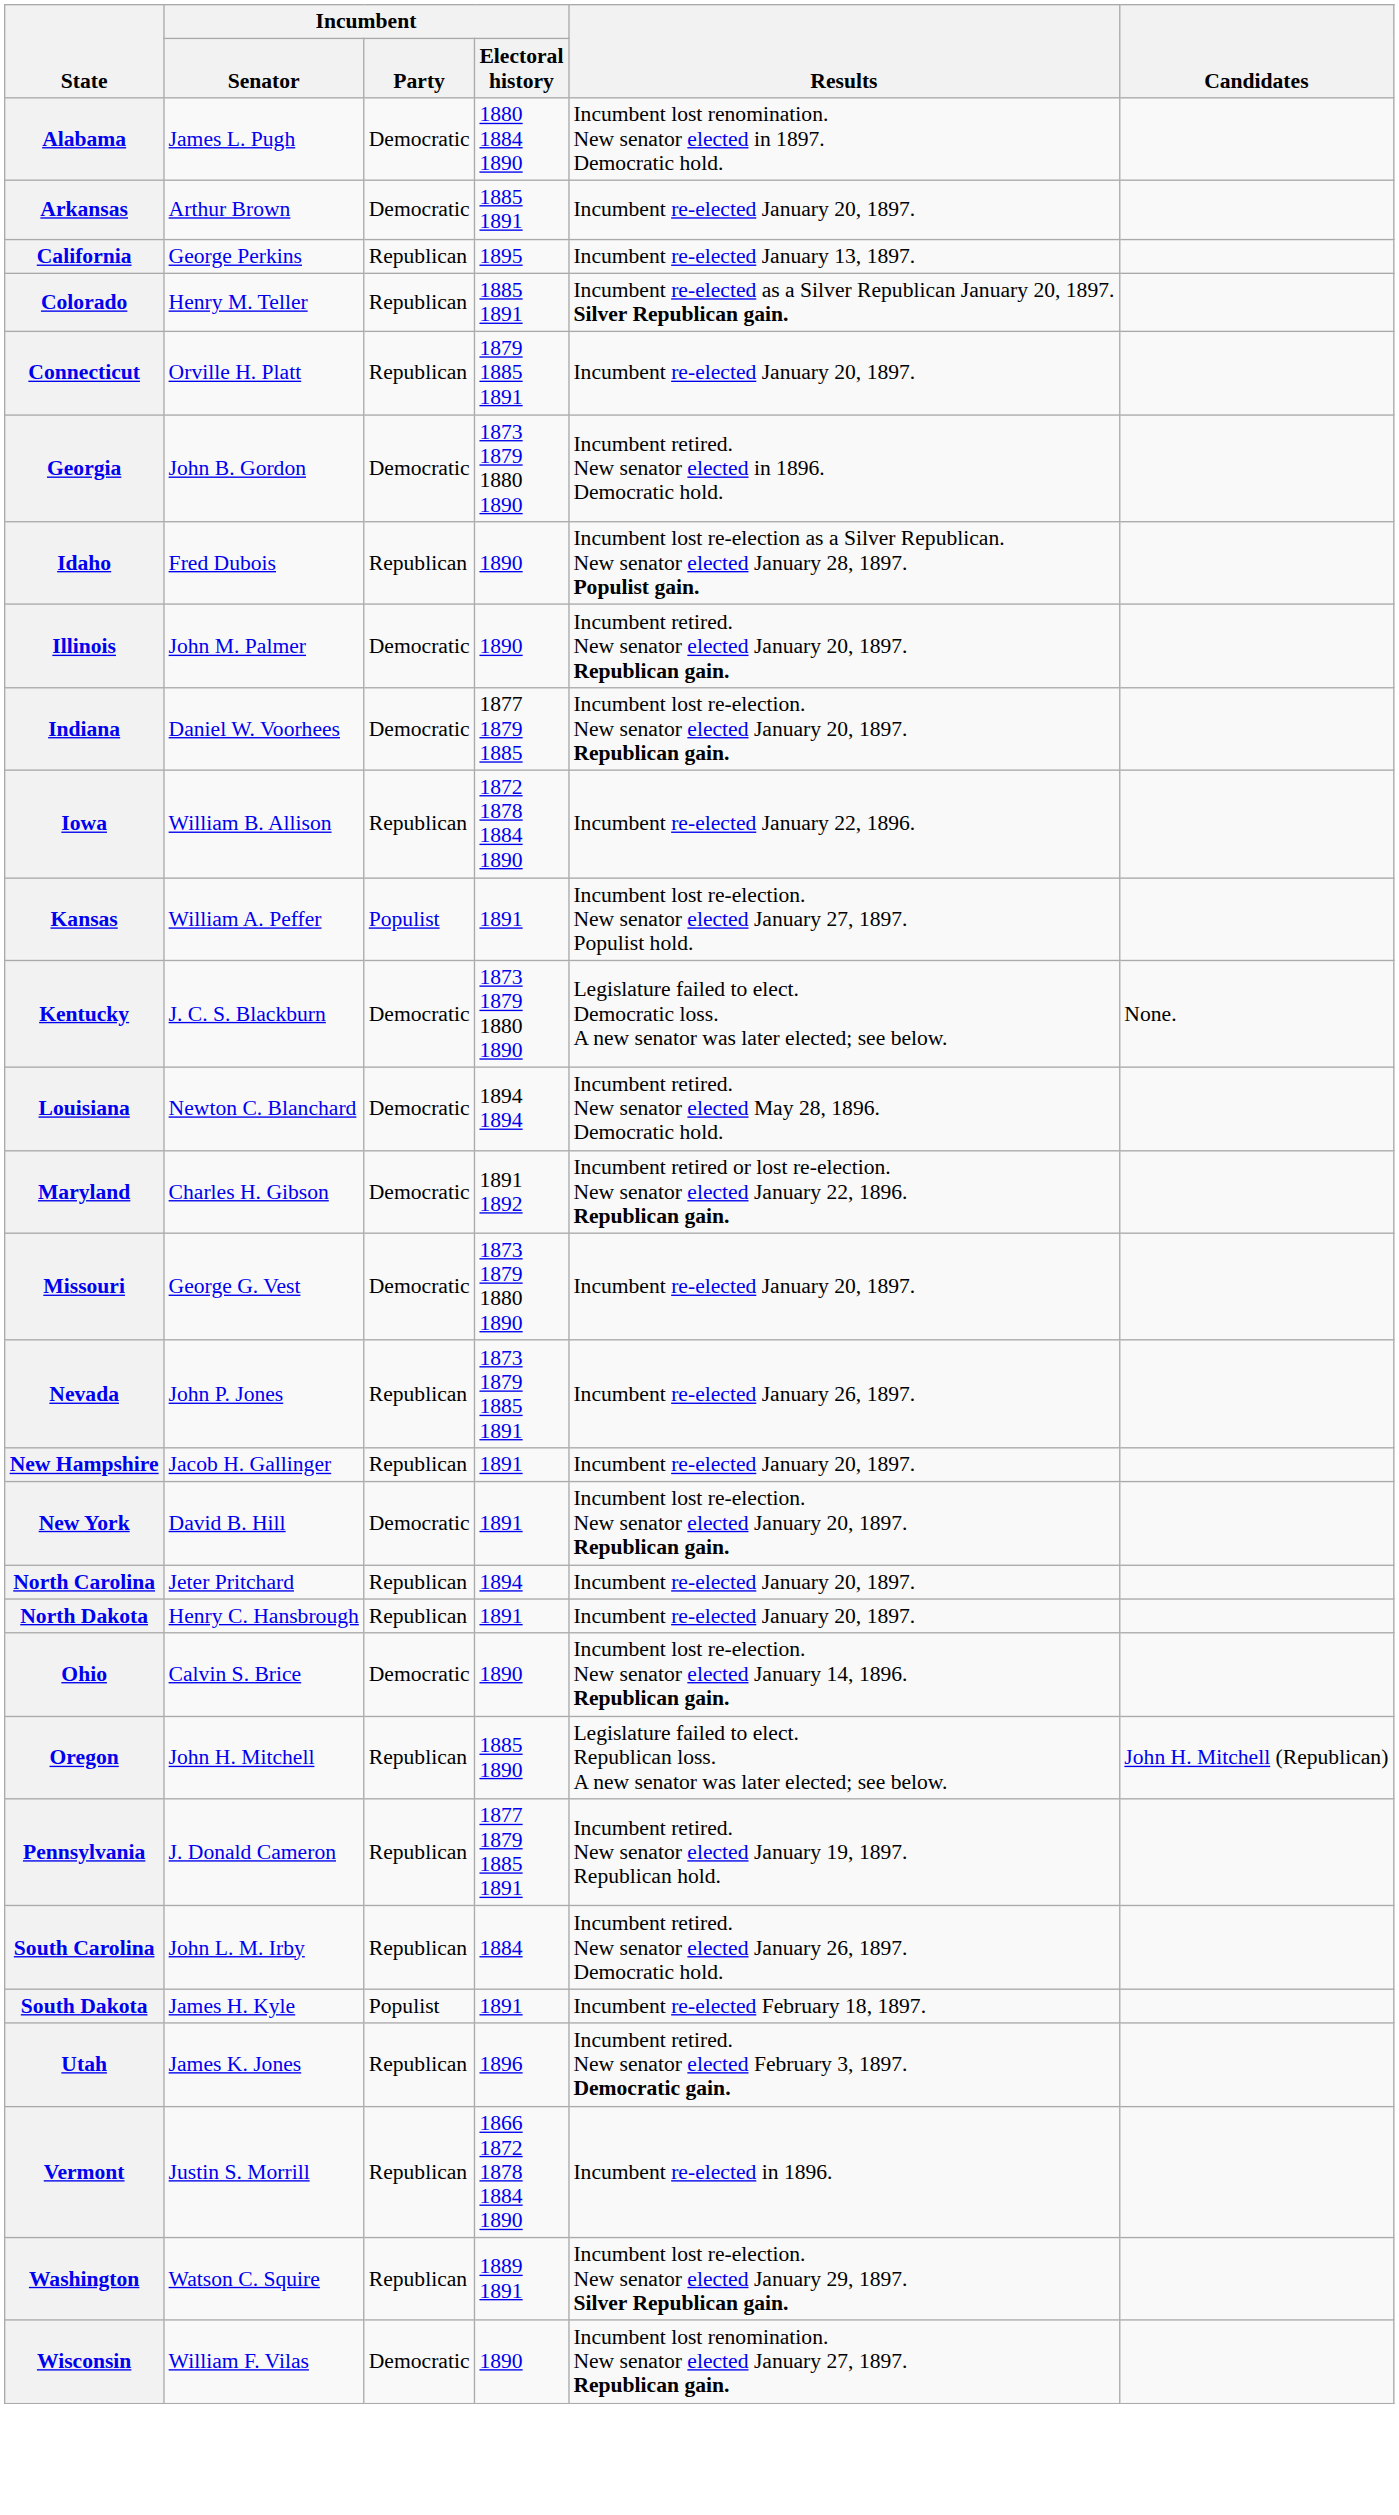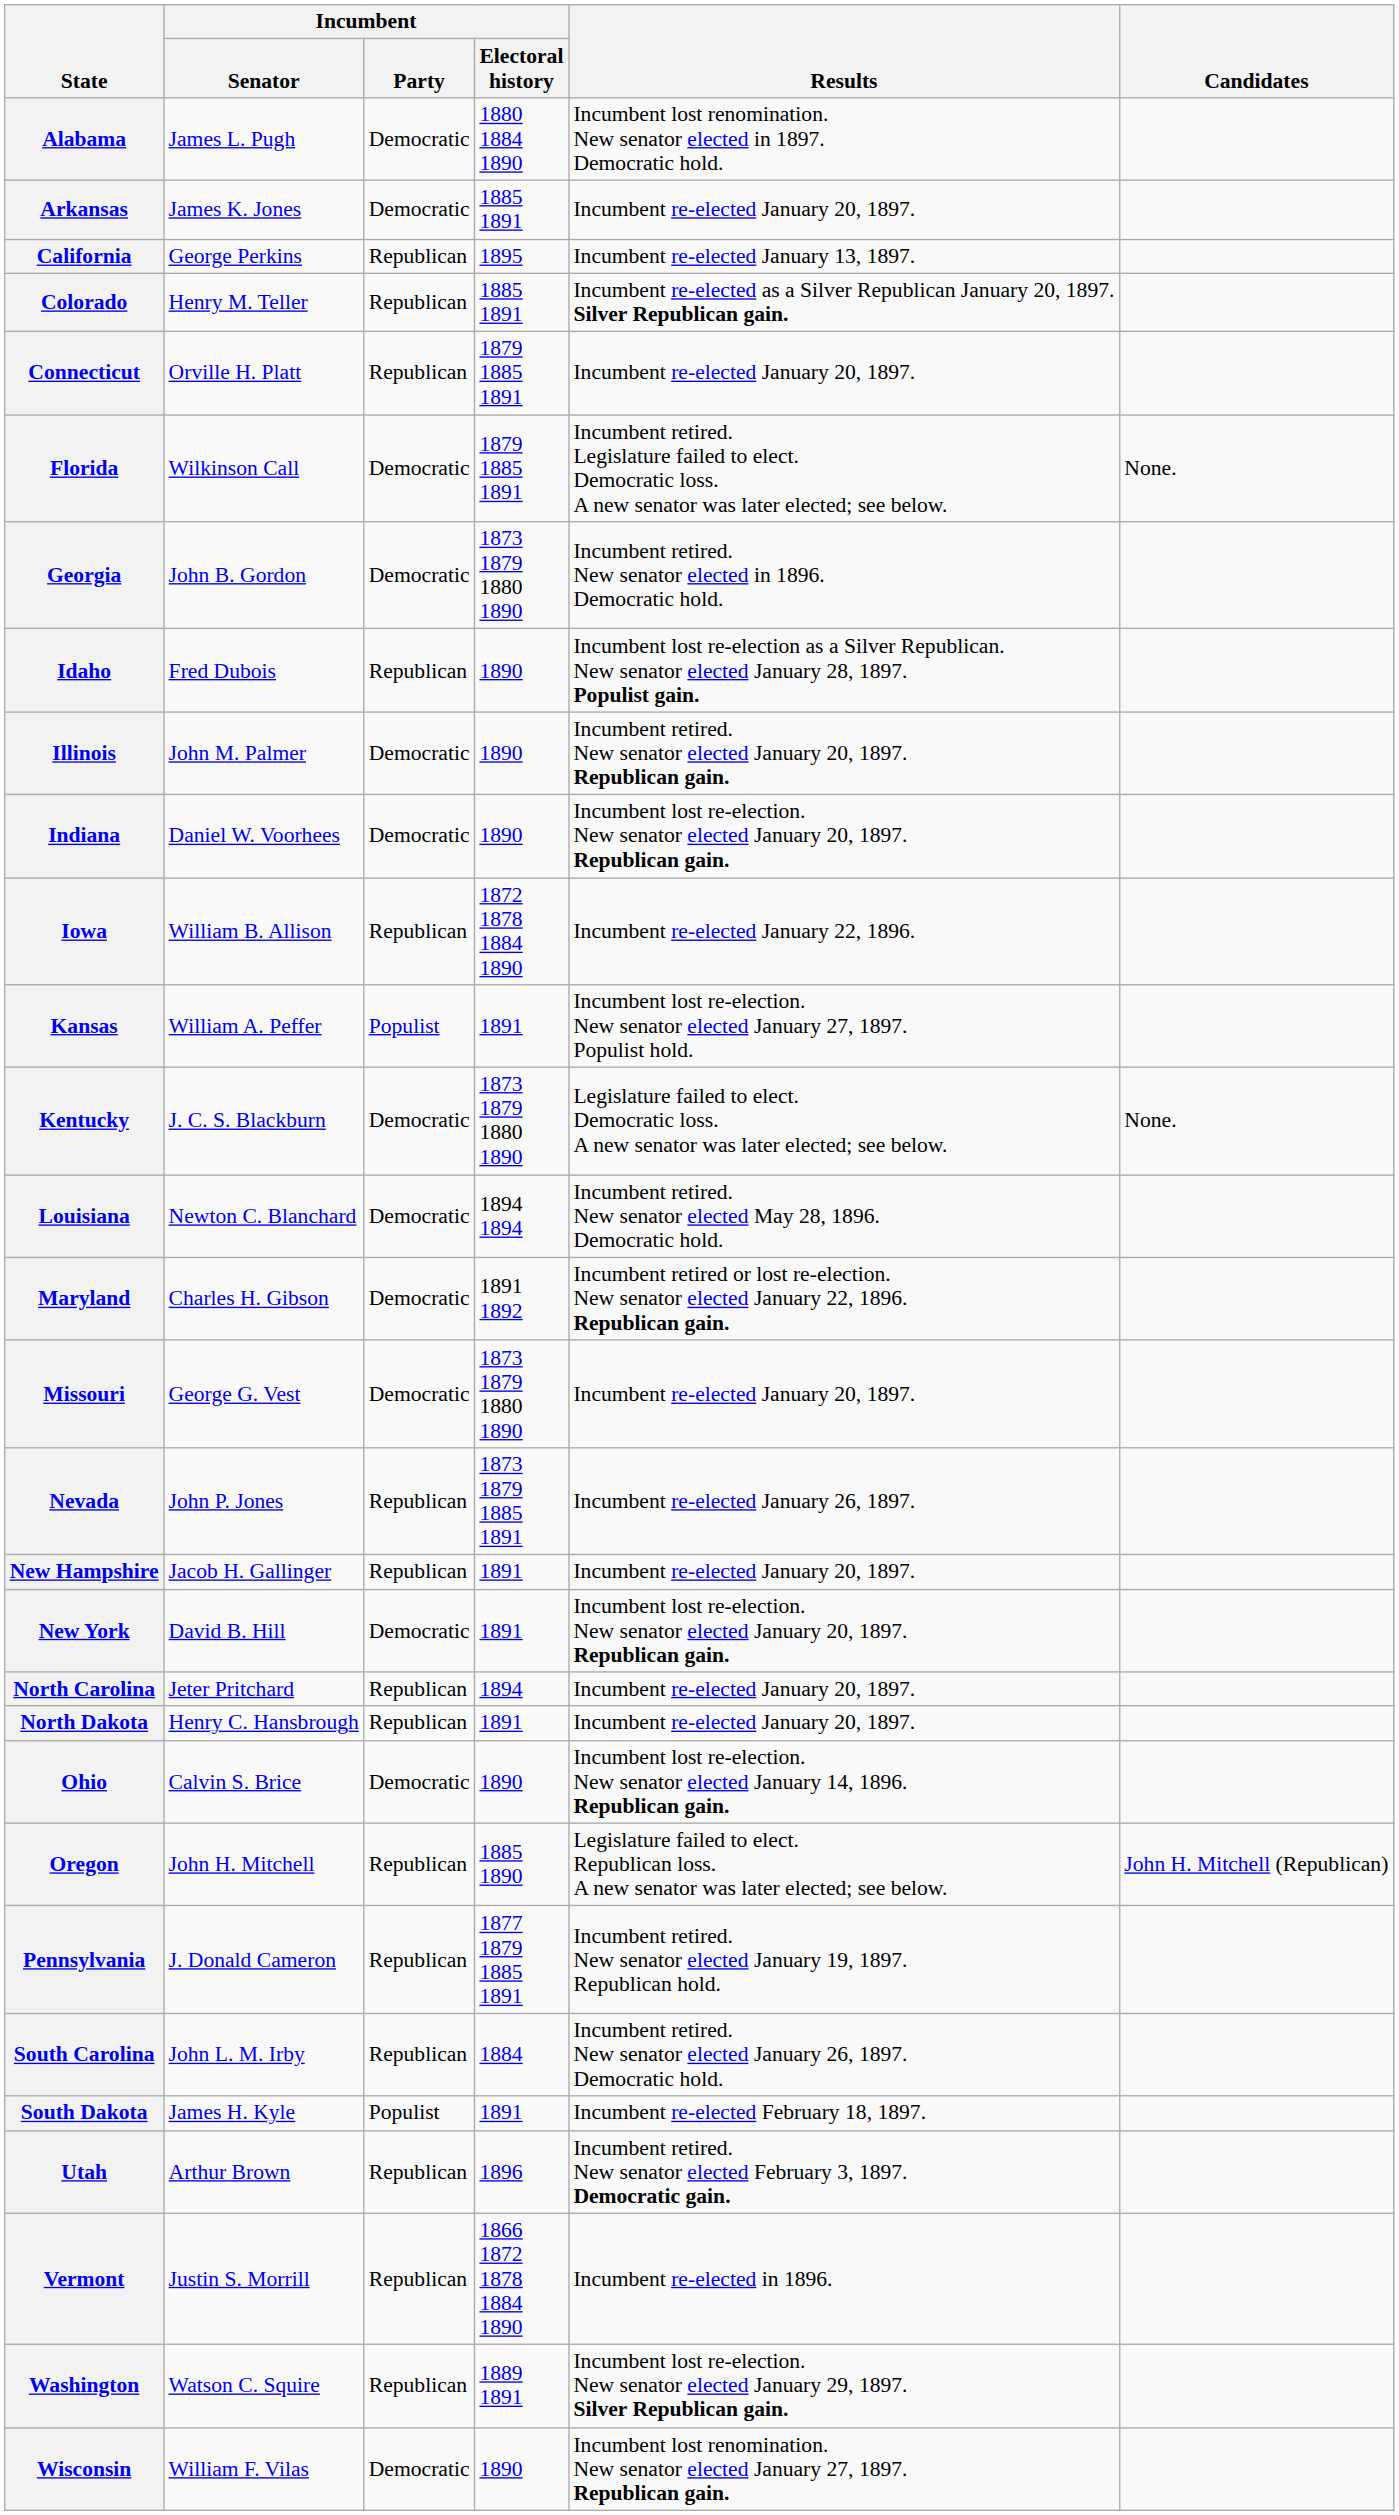(230, 209) Arthur Brown -> (235, 209) James K. Jones
+ row: (84, 467)
(501, 728) 1877 1879 1885 -> (501, 835) 1890
(235, 2064) James K. Jones -> (230, 2171) Arthur Brown
